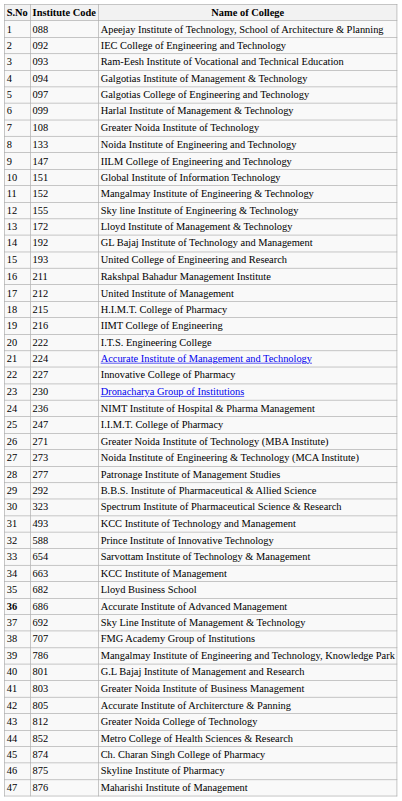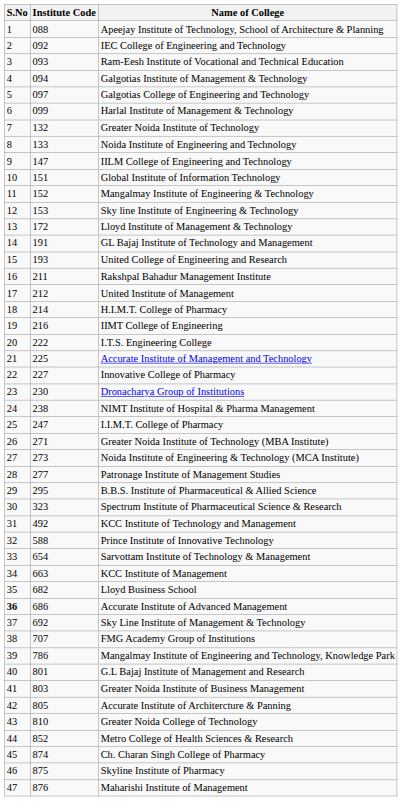(40, 128) 108 -> (40, 128) 132
(40, 210) 155 -> (40, 210) 153
(40, 243) 192 -> (40, 243) 191
(40, 309) 215 -> (40, 309) 214
(40, 359) 224 -> (40, 359) 225
(40, 408) 236 -> (40, 408) 238
(40, 491) 292 -> (40, 491) 295
(40, 524) 493 -> (40, 524) 492
(40, 721) 812 -> (40, 721) 810
